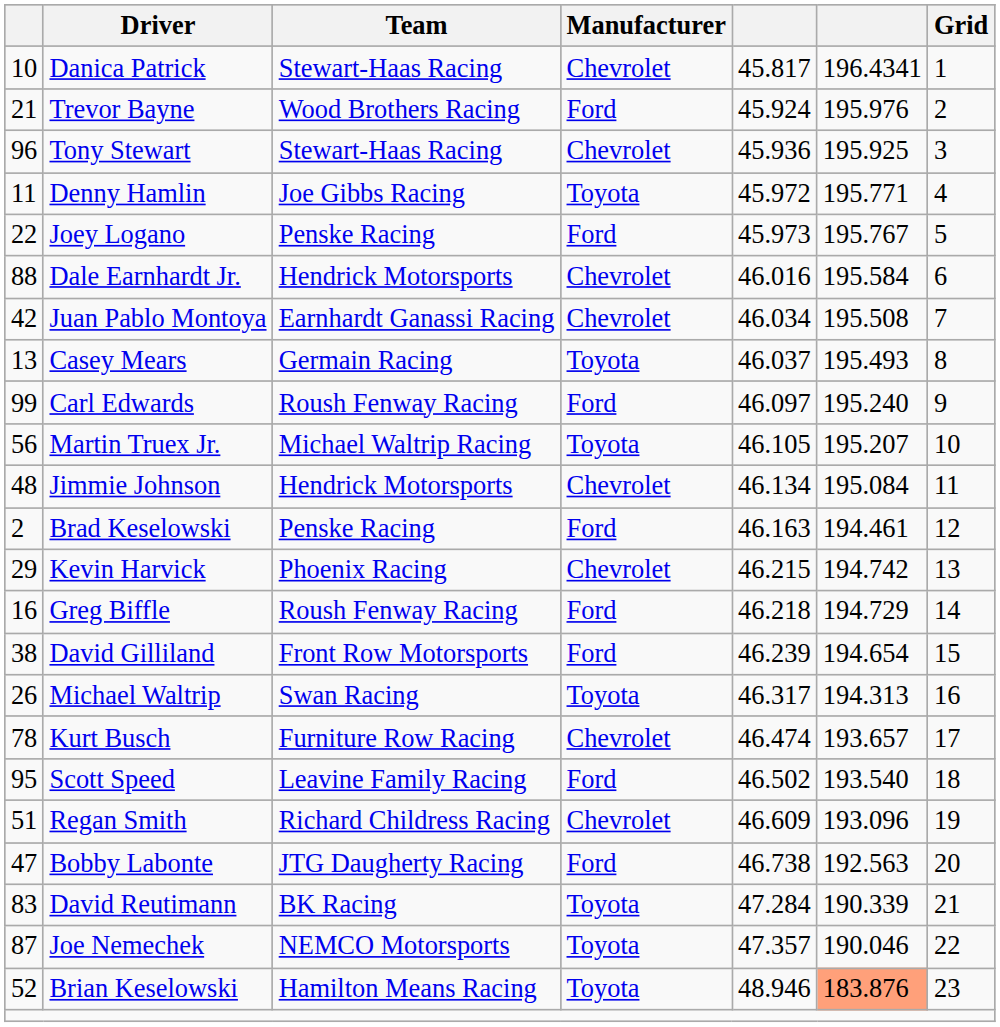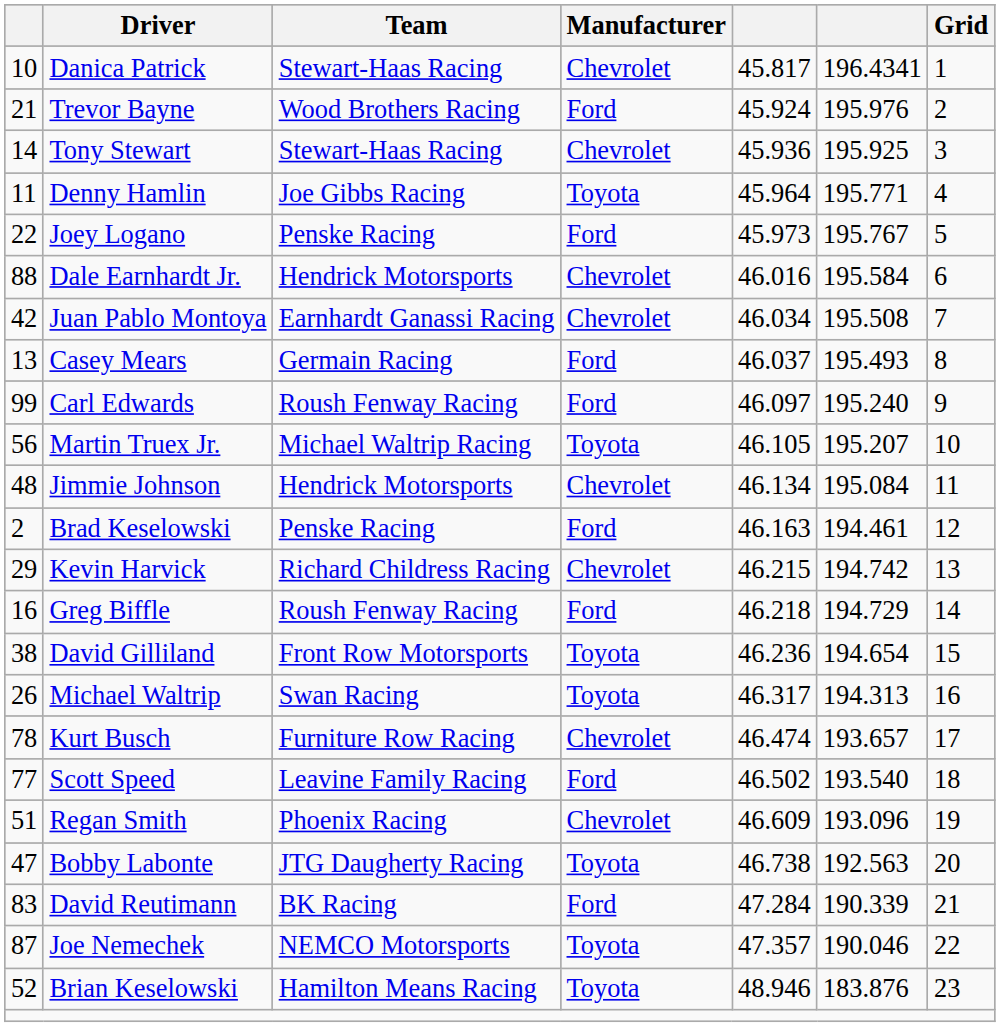(24, 151) 96 -> (24, 151) 14
(774, 192) 45.972 -> (774, 192) 45.964
(603, 360) Toyota -> (591, 360) Ford
(363, 569) Phoenix Racing -> (414, 569) Richard Childress Racing
(591, 653) Ford -> (603, 653) Toyota
(774, 653) 46.239 -> (774, 653) 46.236
(24, 779) 95 -> (24, 779) 77
(414, 820) Richard Childress Racing -> (363, 820) Phoenix Racing
(591, 862) Ford -> (603, 862) Toyota
(603, 904) Toyota -> (591, 904) Ford
(866, 988) lightsalmon background -> (866, 988) no background
